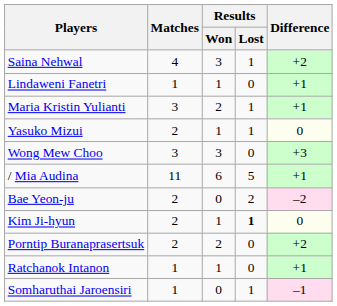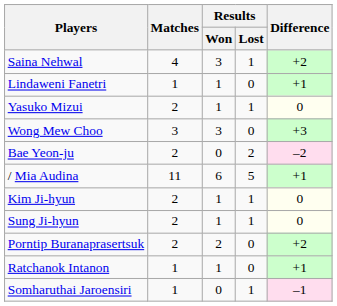- row: (67, 107)
rows swapped: (43, 175) <-> (41, 198)
(251, 221) bold -> (251, 198) normal
+ row: (43, 221)
